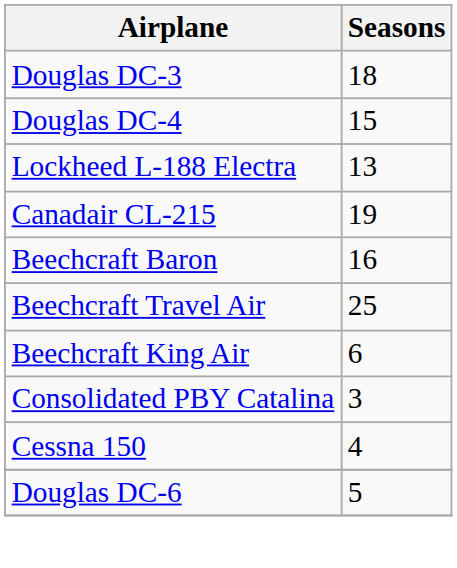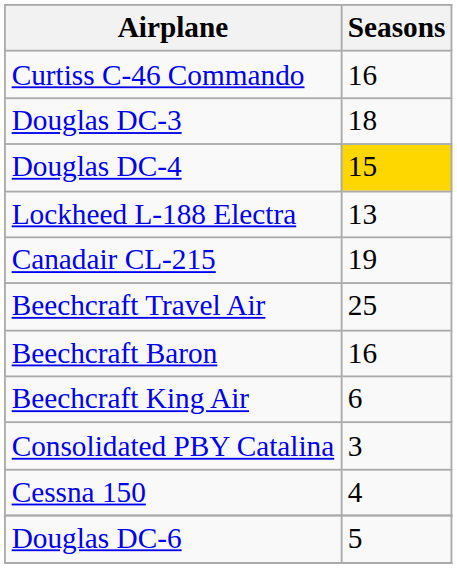+ row: (158, 74)
(362, 120) no background -> (362, 167) gold background
rows swapped: (115, 259) <-> (139, 306)
